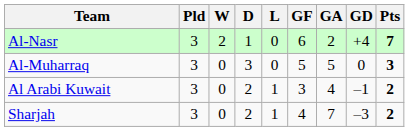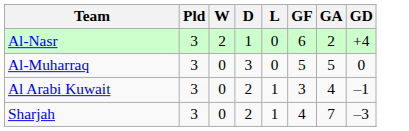- column: (390, 16)
